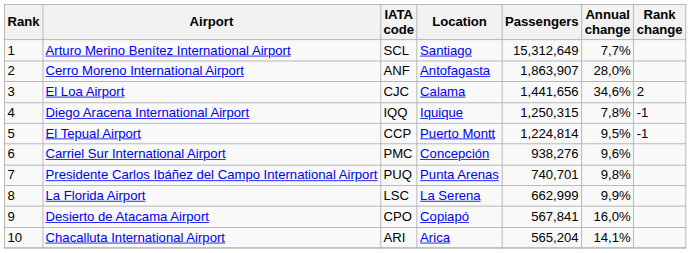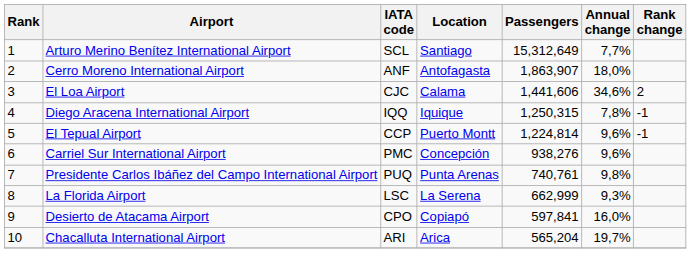(612, 71) 28,0% -> (612, 71) 18,0%
(549, 92) 1,441,656 -> (549, 92) 1,441,606
(616, 133) 9,5% -> (616, 133) 9,6%
(555, 175) 740,701 -> (555, 175) 740,761
(616, 196) 9,9% -> (616, 196) 9,3%
(555, 216) 567,841 -> (555, 216) 597,841
(612, 237) 14,1% -> (612, 237) 19,7%
